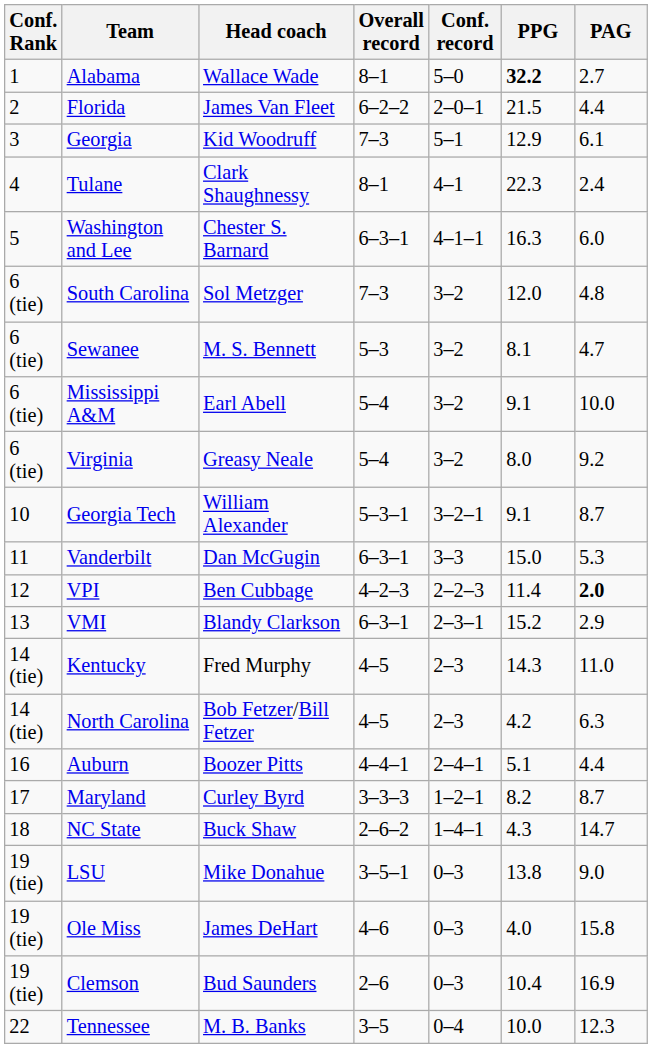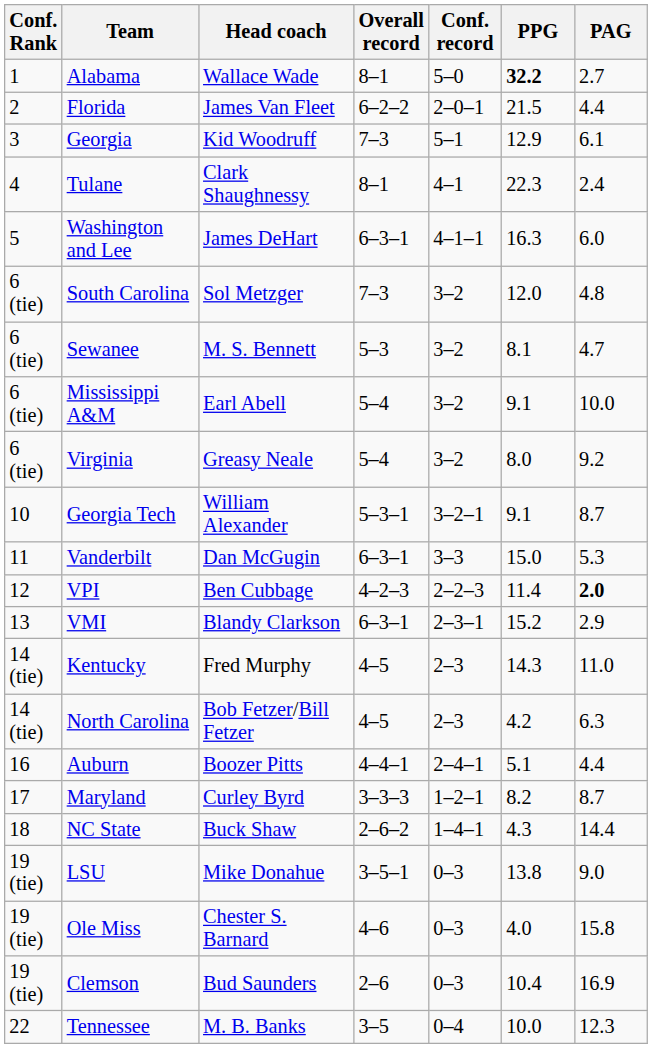(245, 238) Chester S. Barnard -> (260, 238) James DeHart
(597, 829) 14.7 -> (597, 829) 14.4
(260, 928) James DeHart -> (245, 928) Chester S. Barnard
